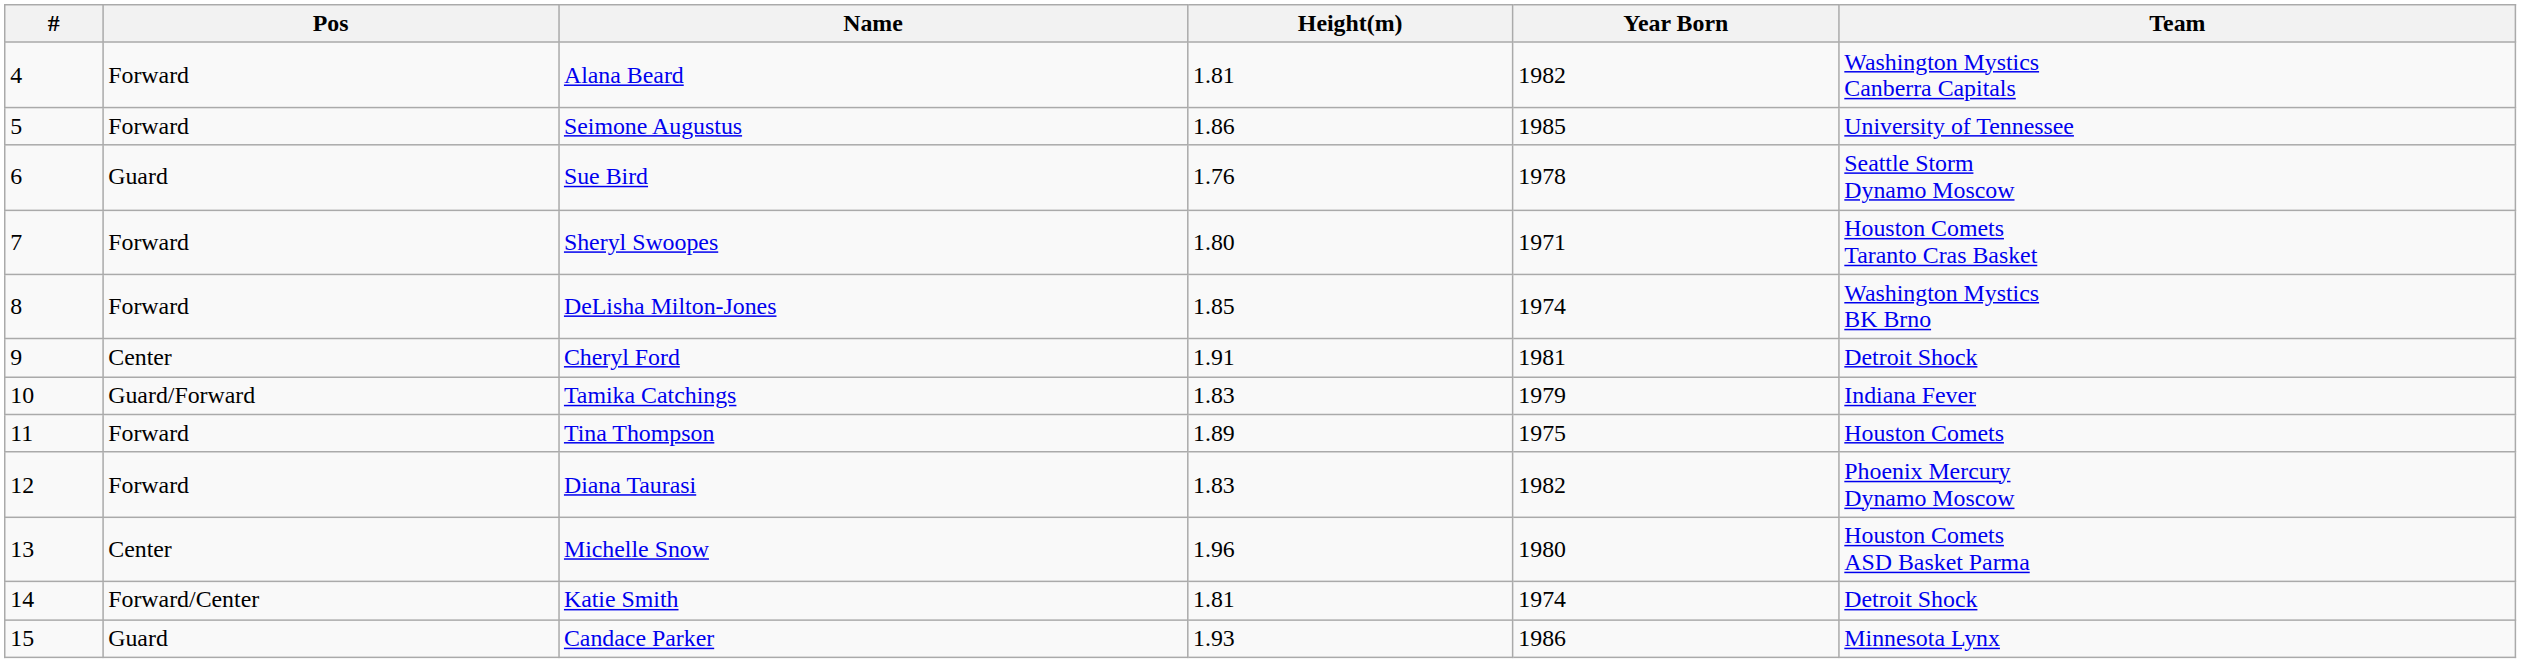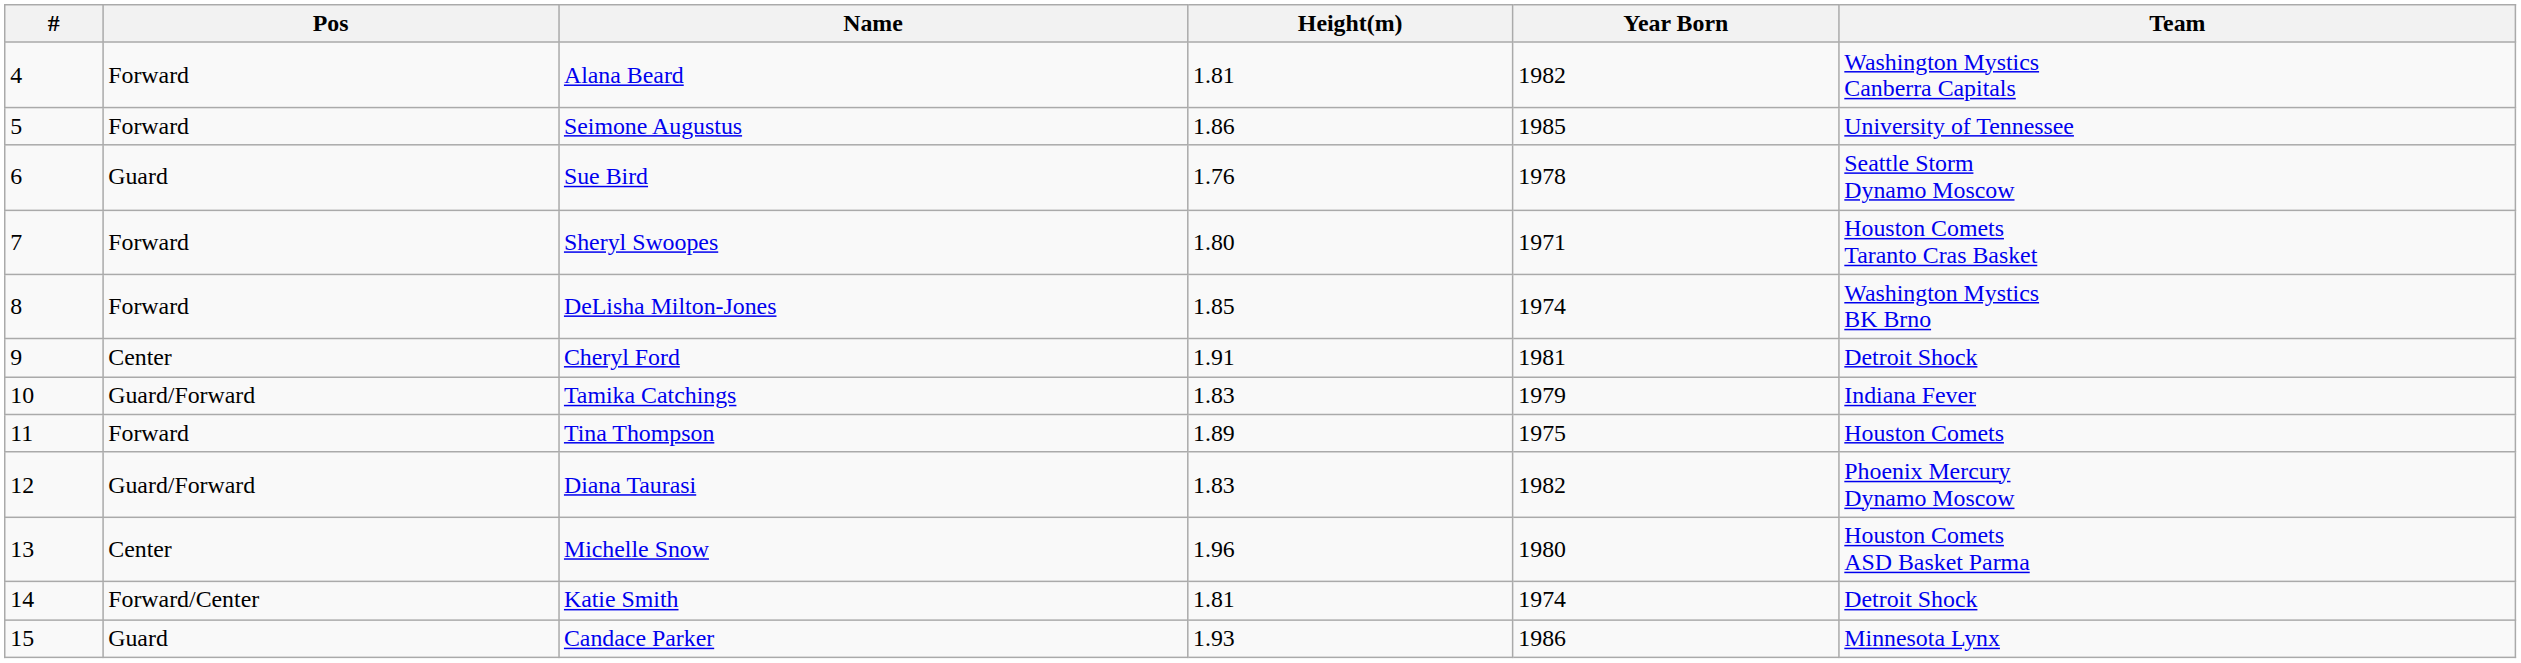(149, 484) Forward -> (182, 484) Guard/Forward
